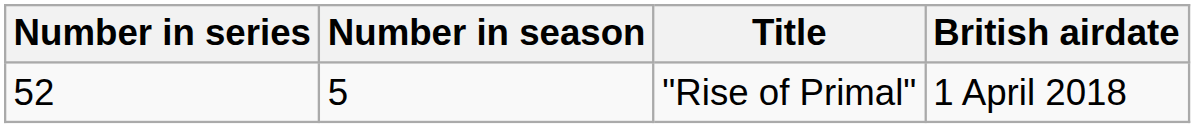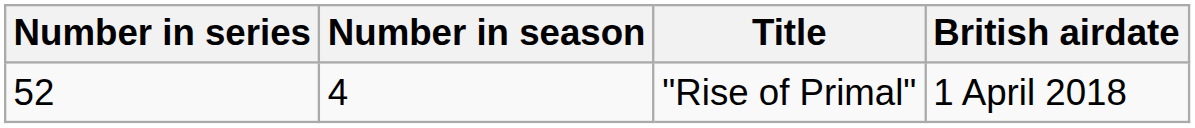(338, 91) 5 -> (338, 91) 4
